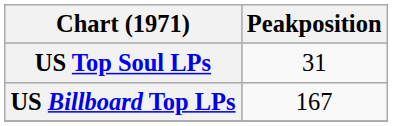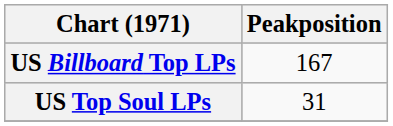rows swapped: (123, 101) <-> (123, 62)
